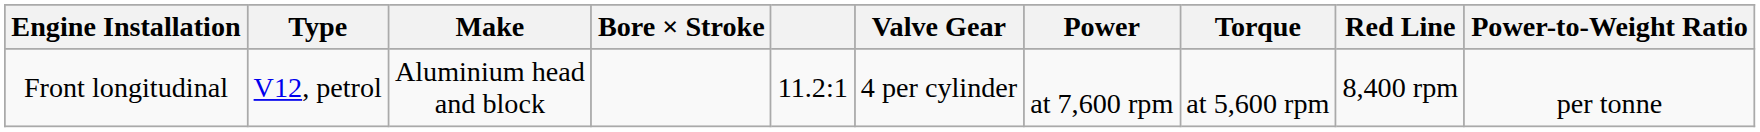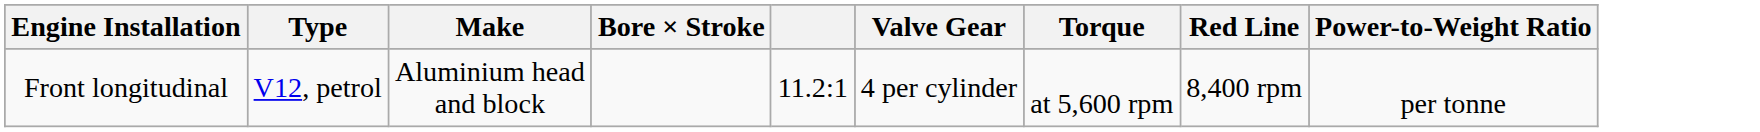- column: (1102, 26)
